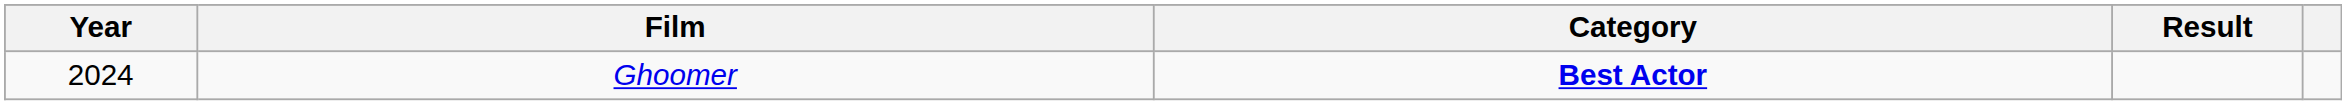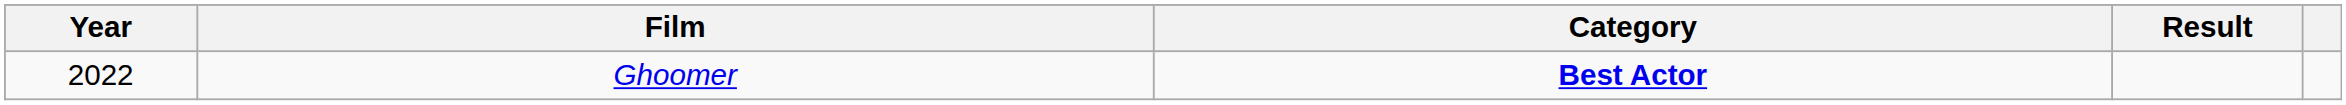(101, 74) 2024 -> (101, 74) 2022
